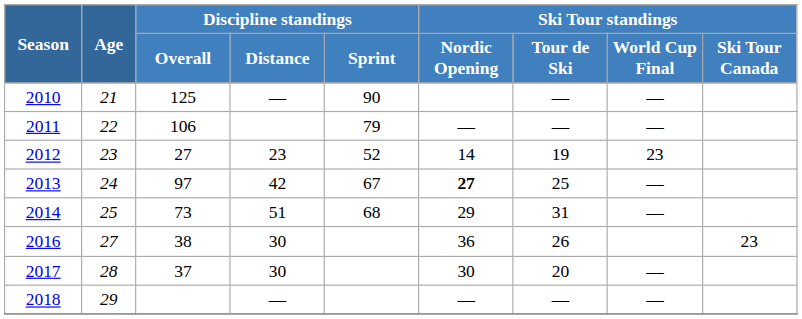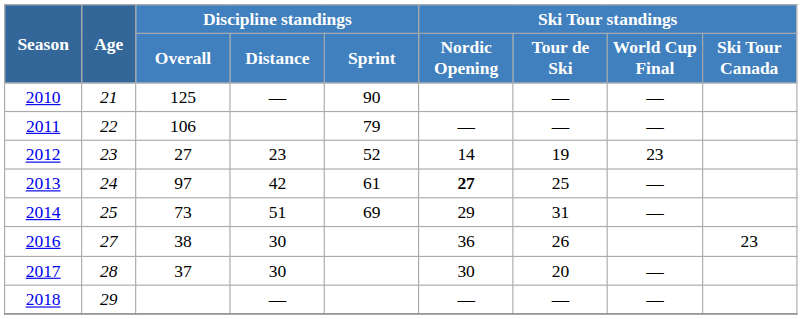(372, 183) 67 -> (372, 183) 61
(372, 212) 68 -> (372, 212) 69
